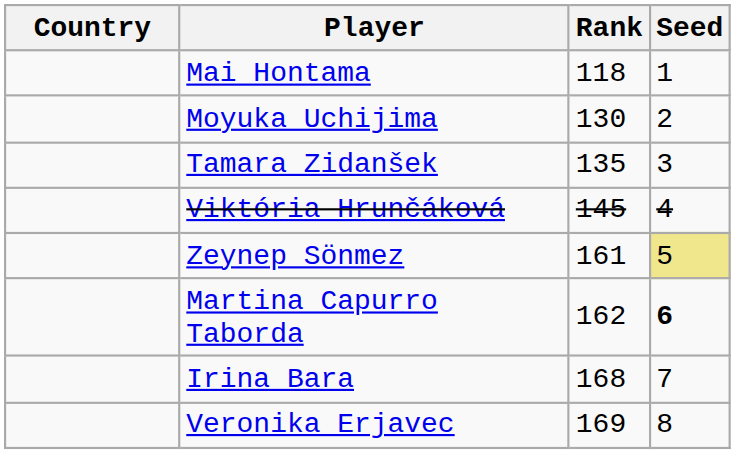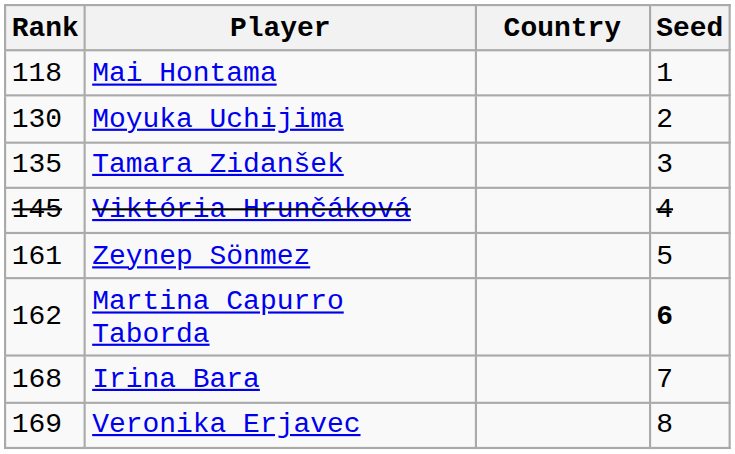columns swapped: (92, 28) <-> (609, 28)
(665, 256) khaki background -> (665, 256) no background
